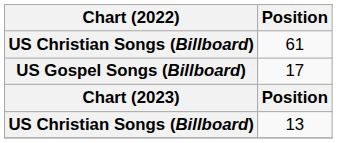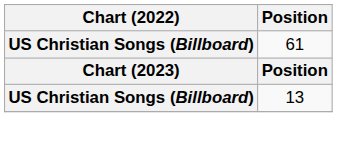- row: (295, 71)
